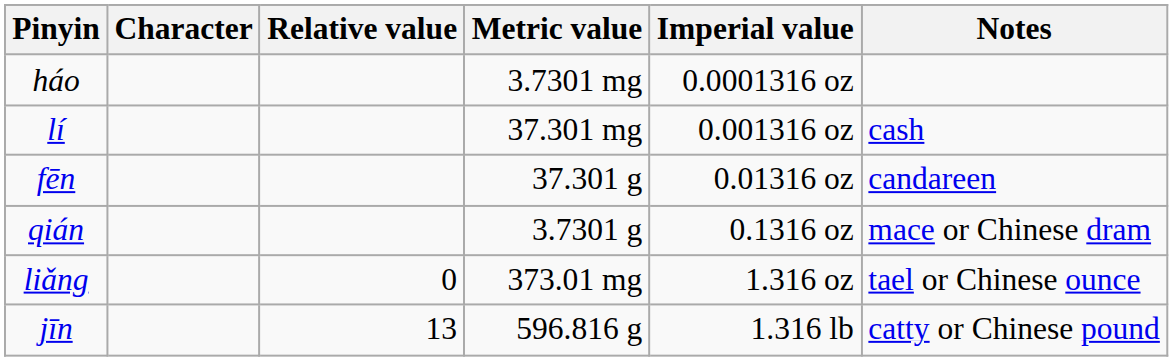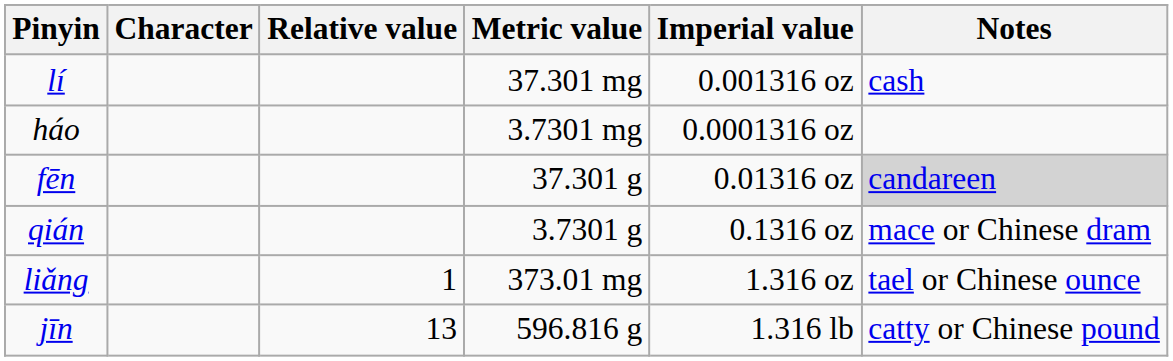rows swapped: (56, 79) <-> (56, 129)
(932, 179) no background -> (932, 179) lightgrey background
(449, 279) 0 -> (449, 279) 1
